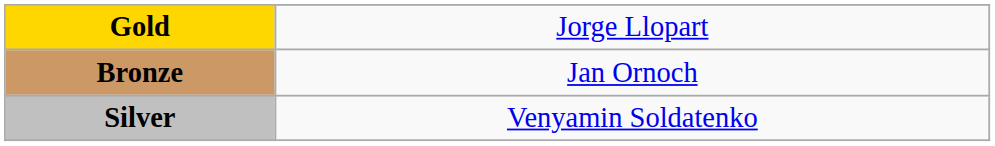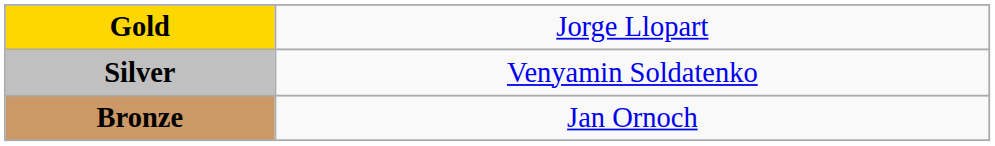rows swapped: (140, 117) <-> (140, 72)
